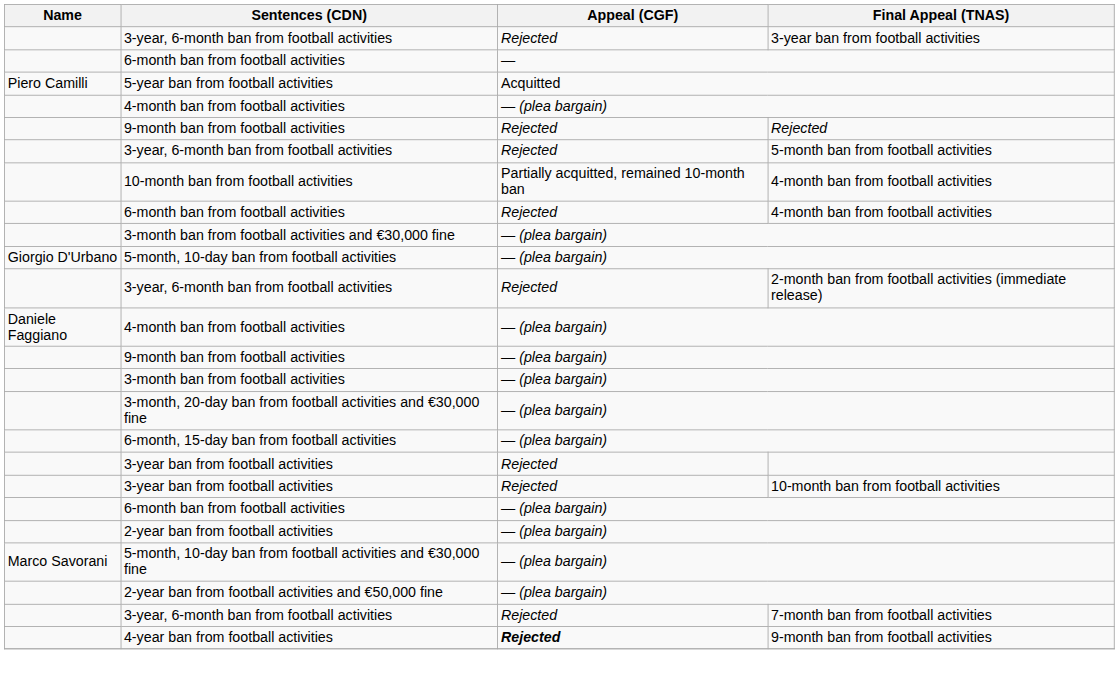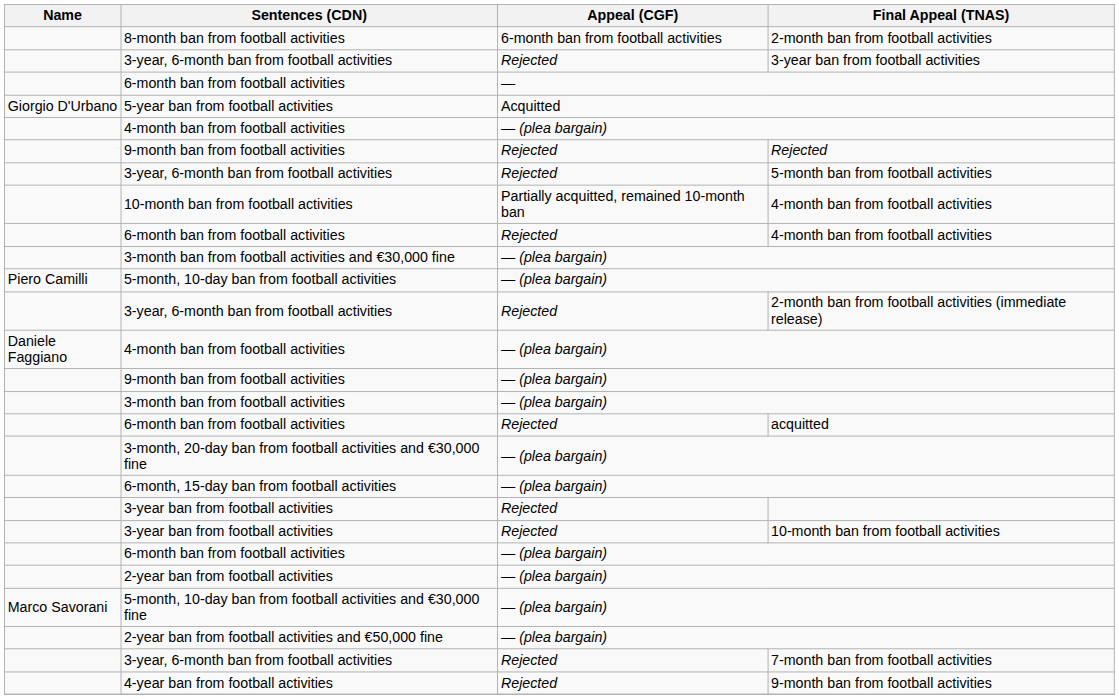+ row: (234, 38)
(48, 83) Piero Camilli -> (63, 106) Giorgio D'Urbano
(63, 257) Giorgio D'Urbano -> (48, 280) Piero Camilli
+ row: (234, 425)
(531, 637) bold -> (529, 683) normal
